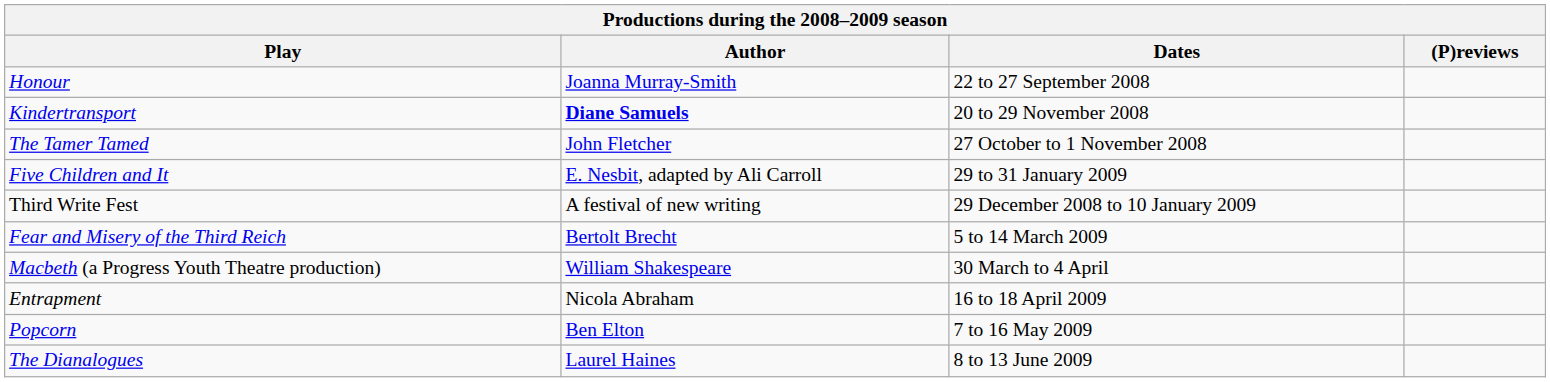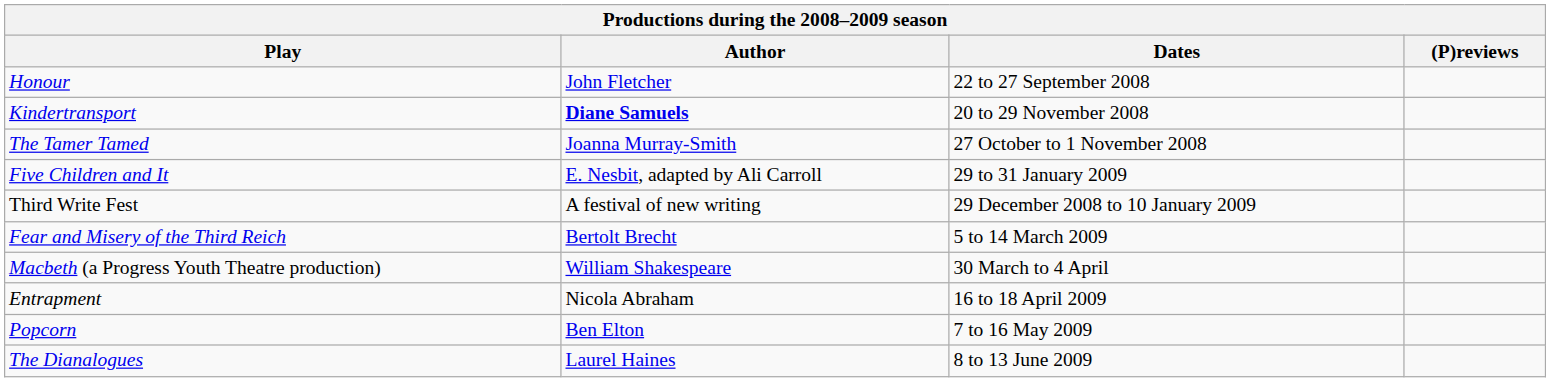(651, 81) Joanna Murray-Smith -> (618, 81) John Fletcher
(618, 143) John Fletcher -> (651, 143) Joanna Murray-Smith
